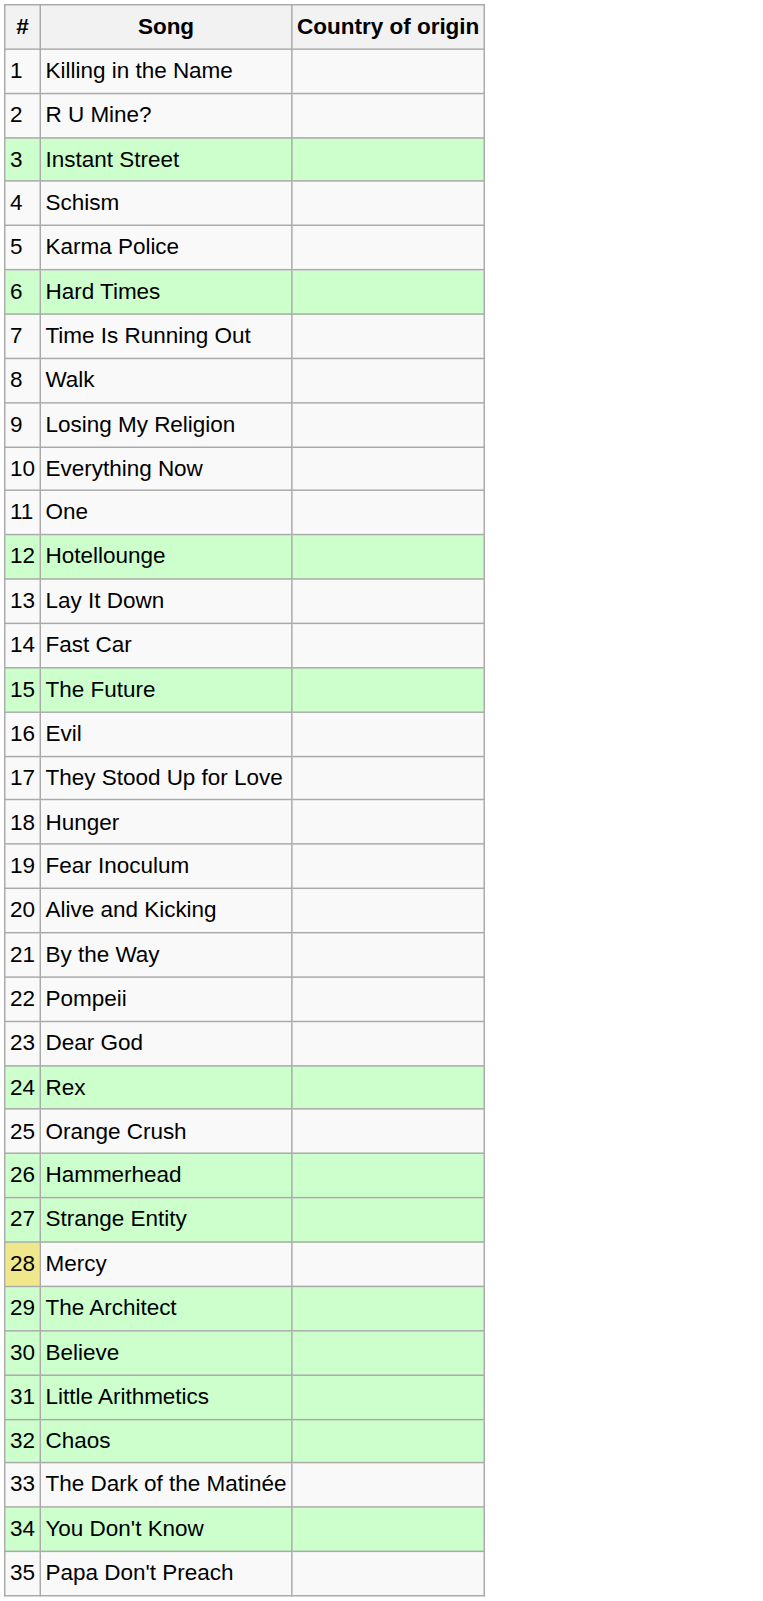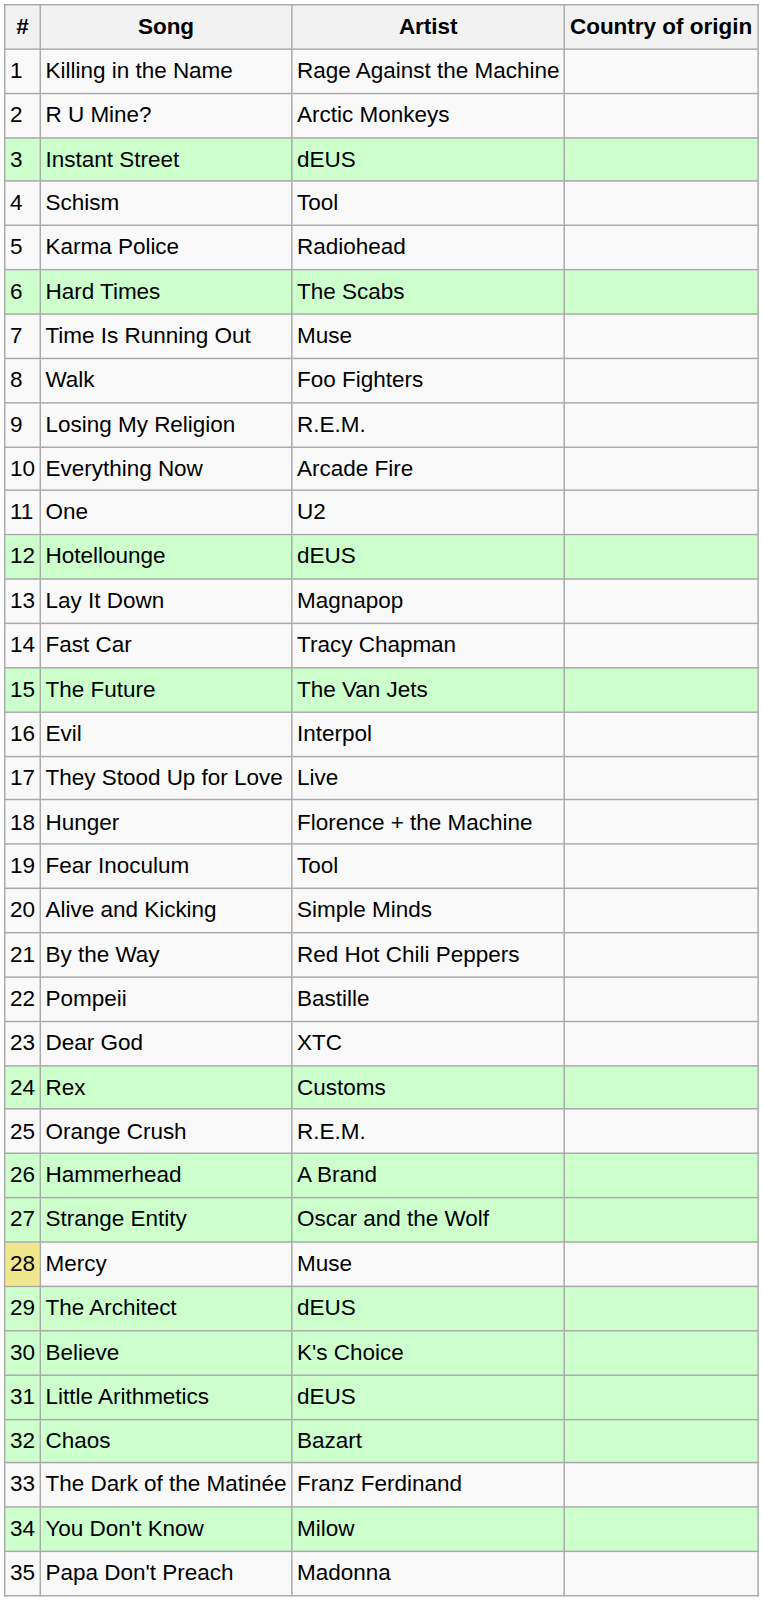+ column: (428, 26)
